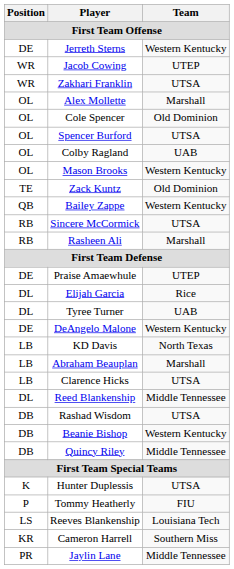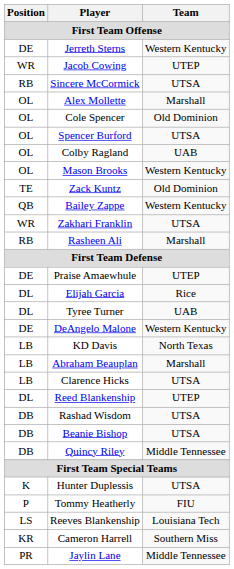rows swapped: (95, 83) <-> (95, 223)
(186, 398) Middle Tennessee -> (186, 398) UTEP
(186, 433) Western Kentucky -> (186, 433) UTSA
